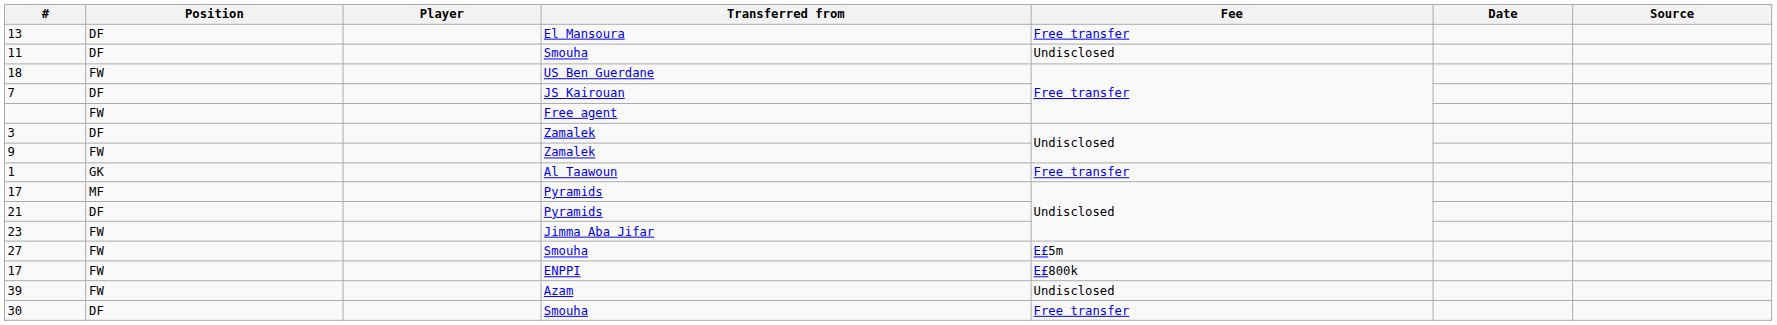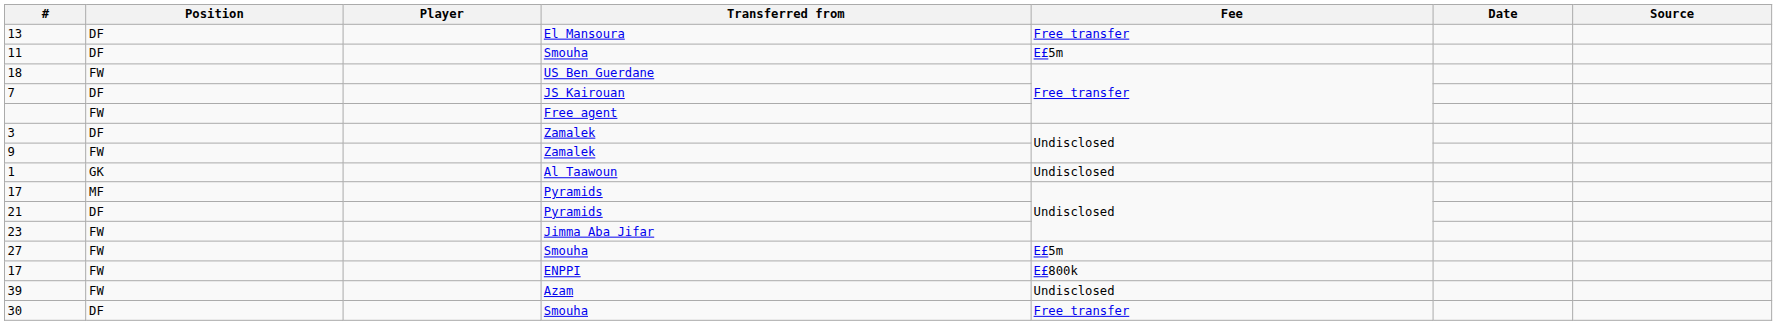(1074, 54) Undisclosed -> (1048, 54) E£5m
(1081, 173) Free transfer -> (1074, 173) Undisclosed
